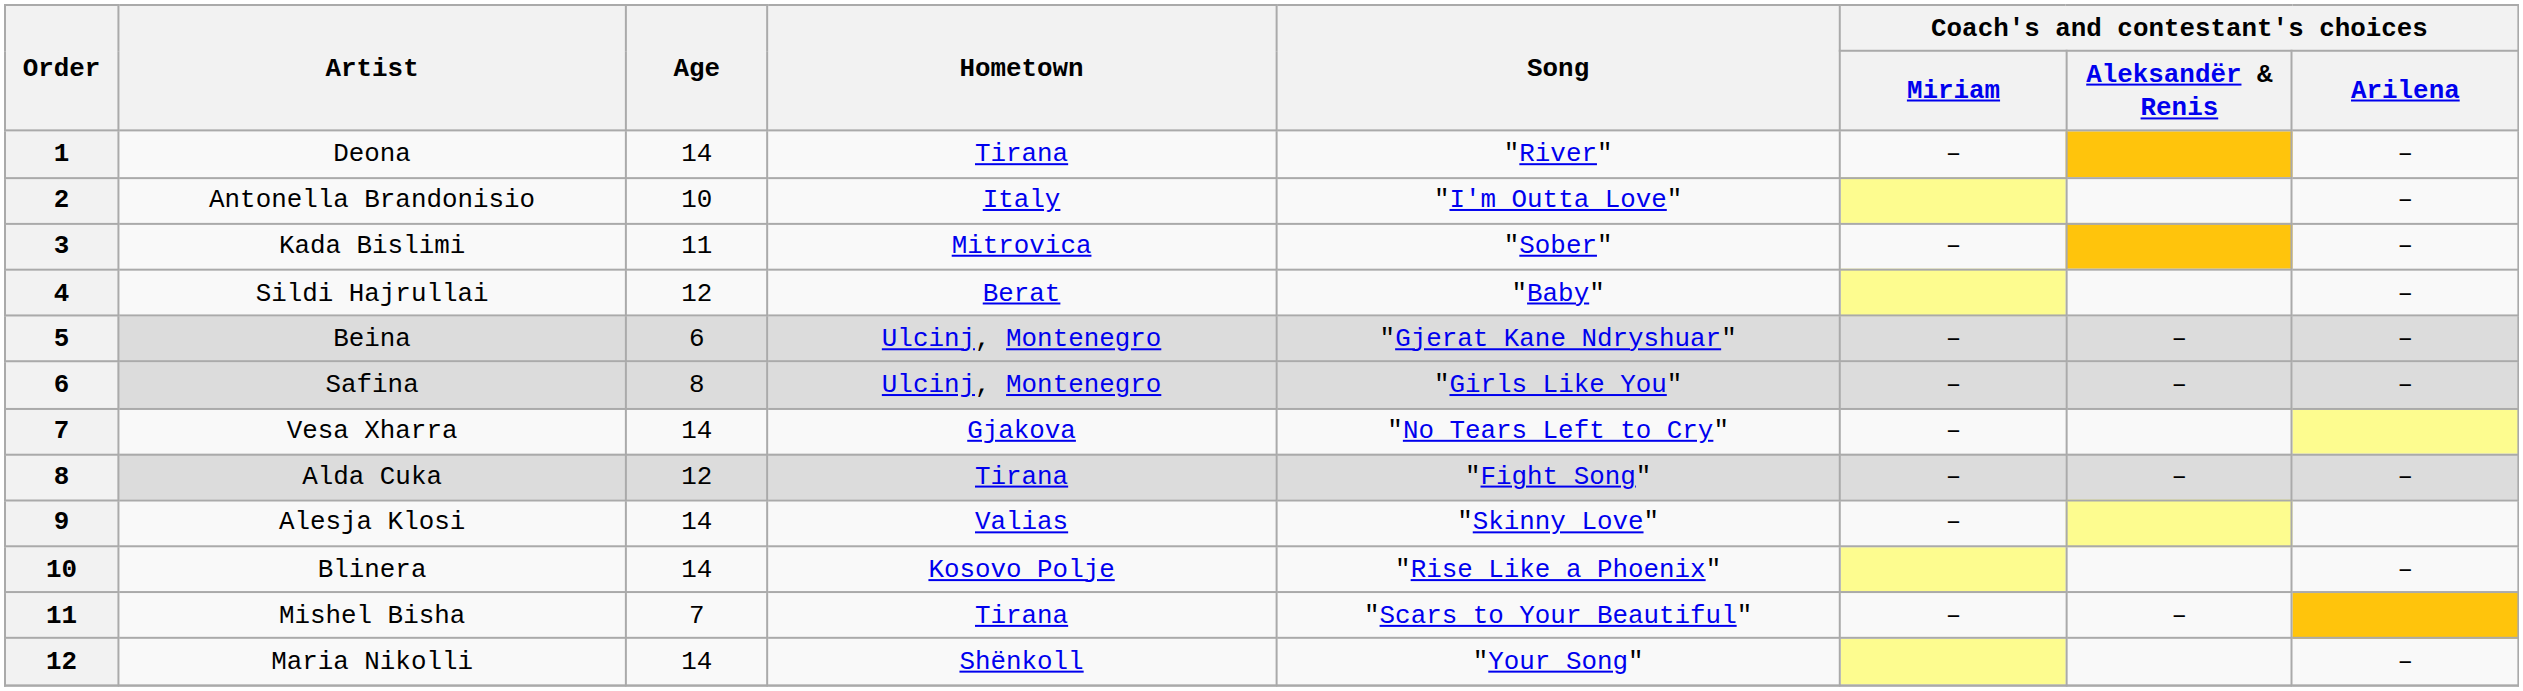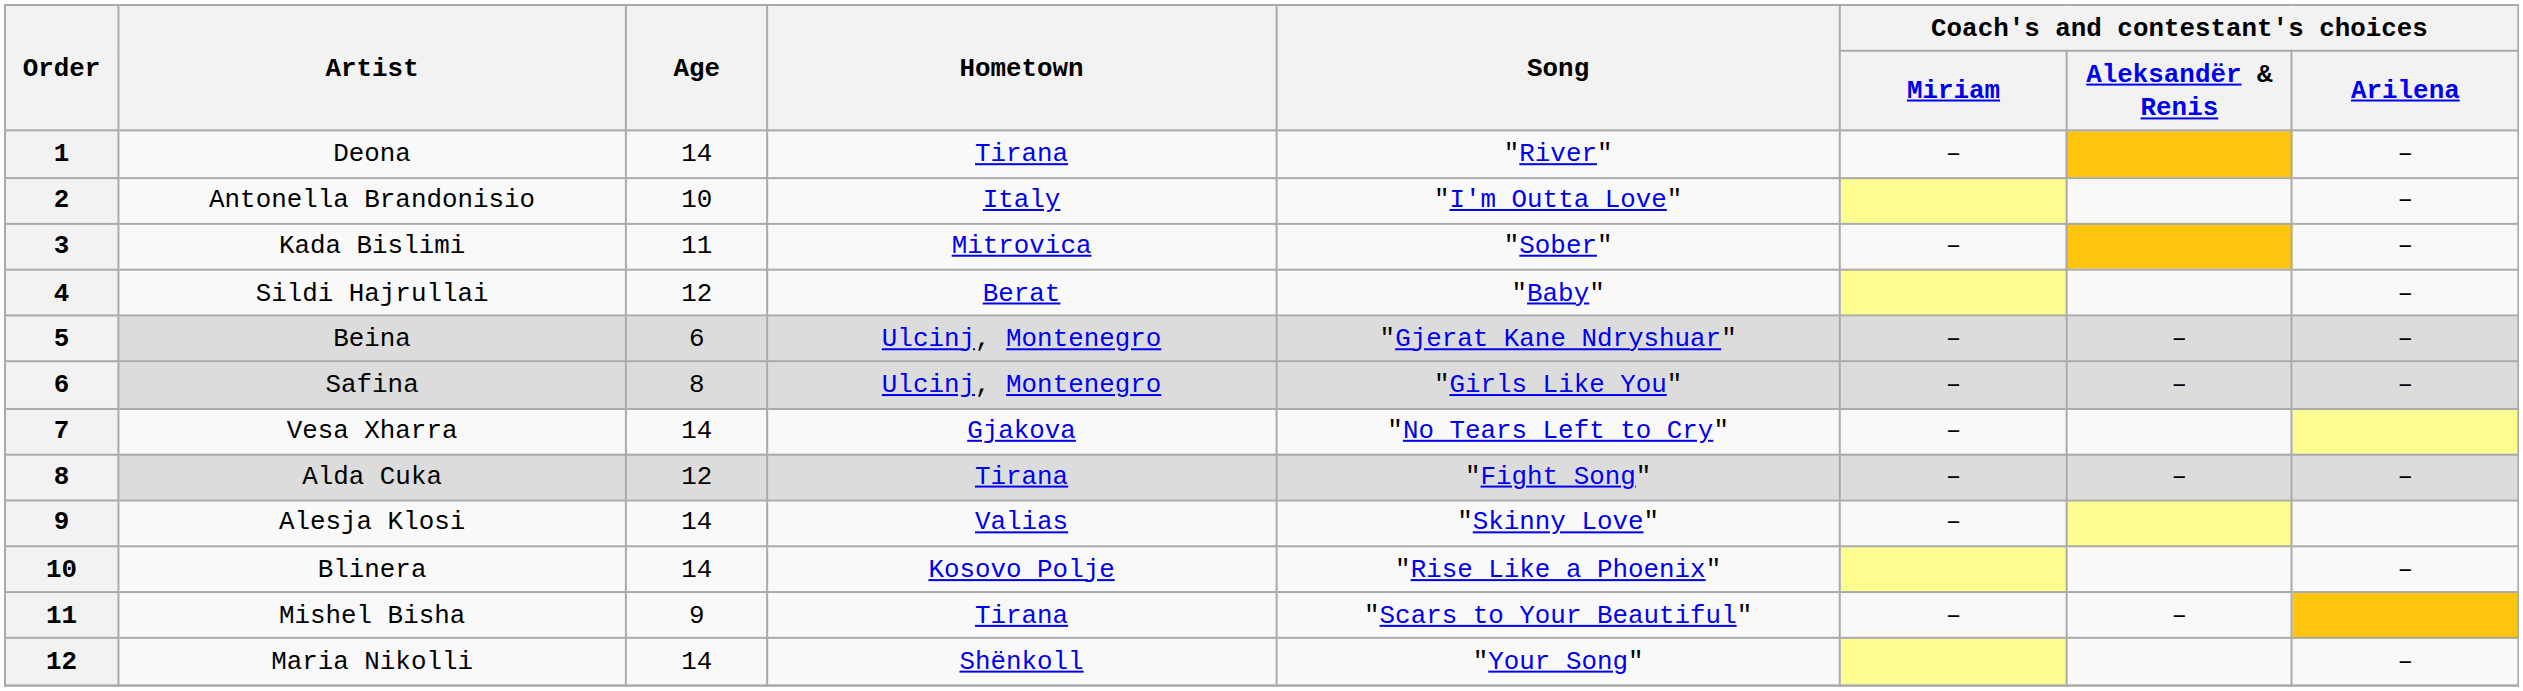(697, 616) 7 -> (697, 616) 9
